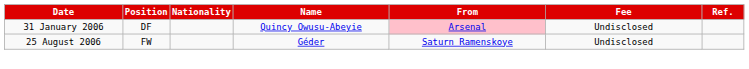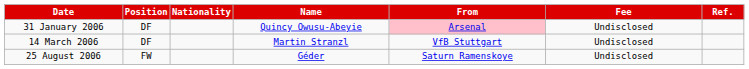+ row: (64, 41)
